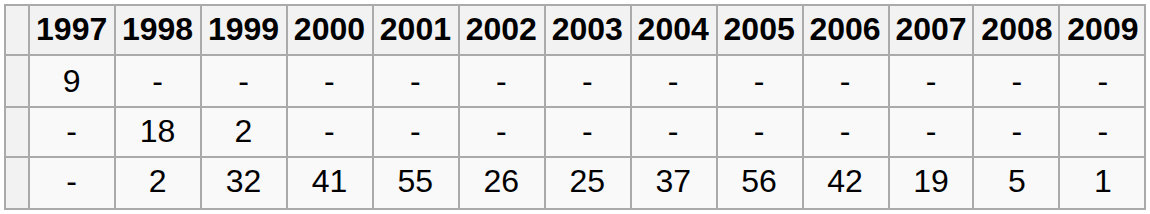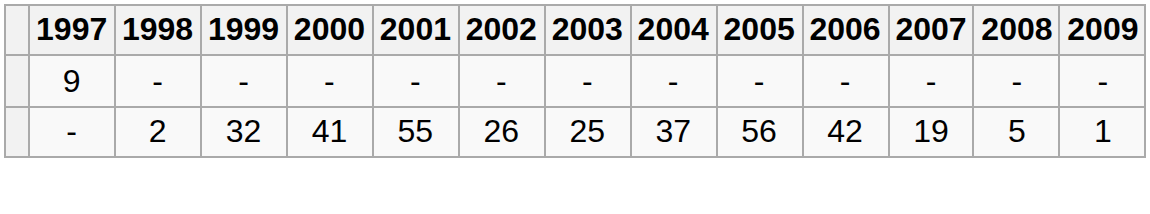- row: (158, 131)
